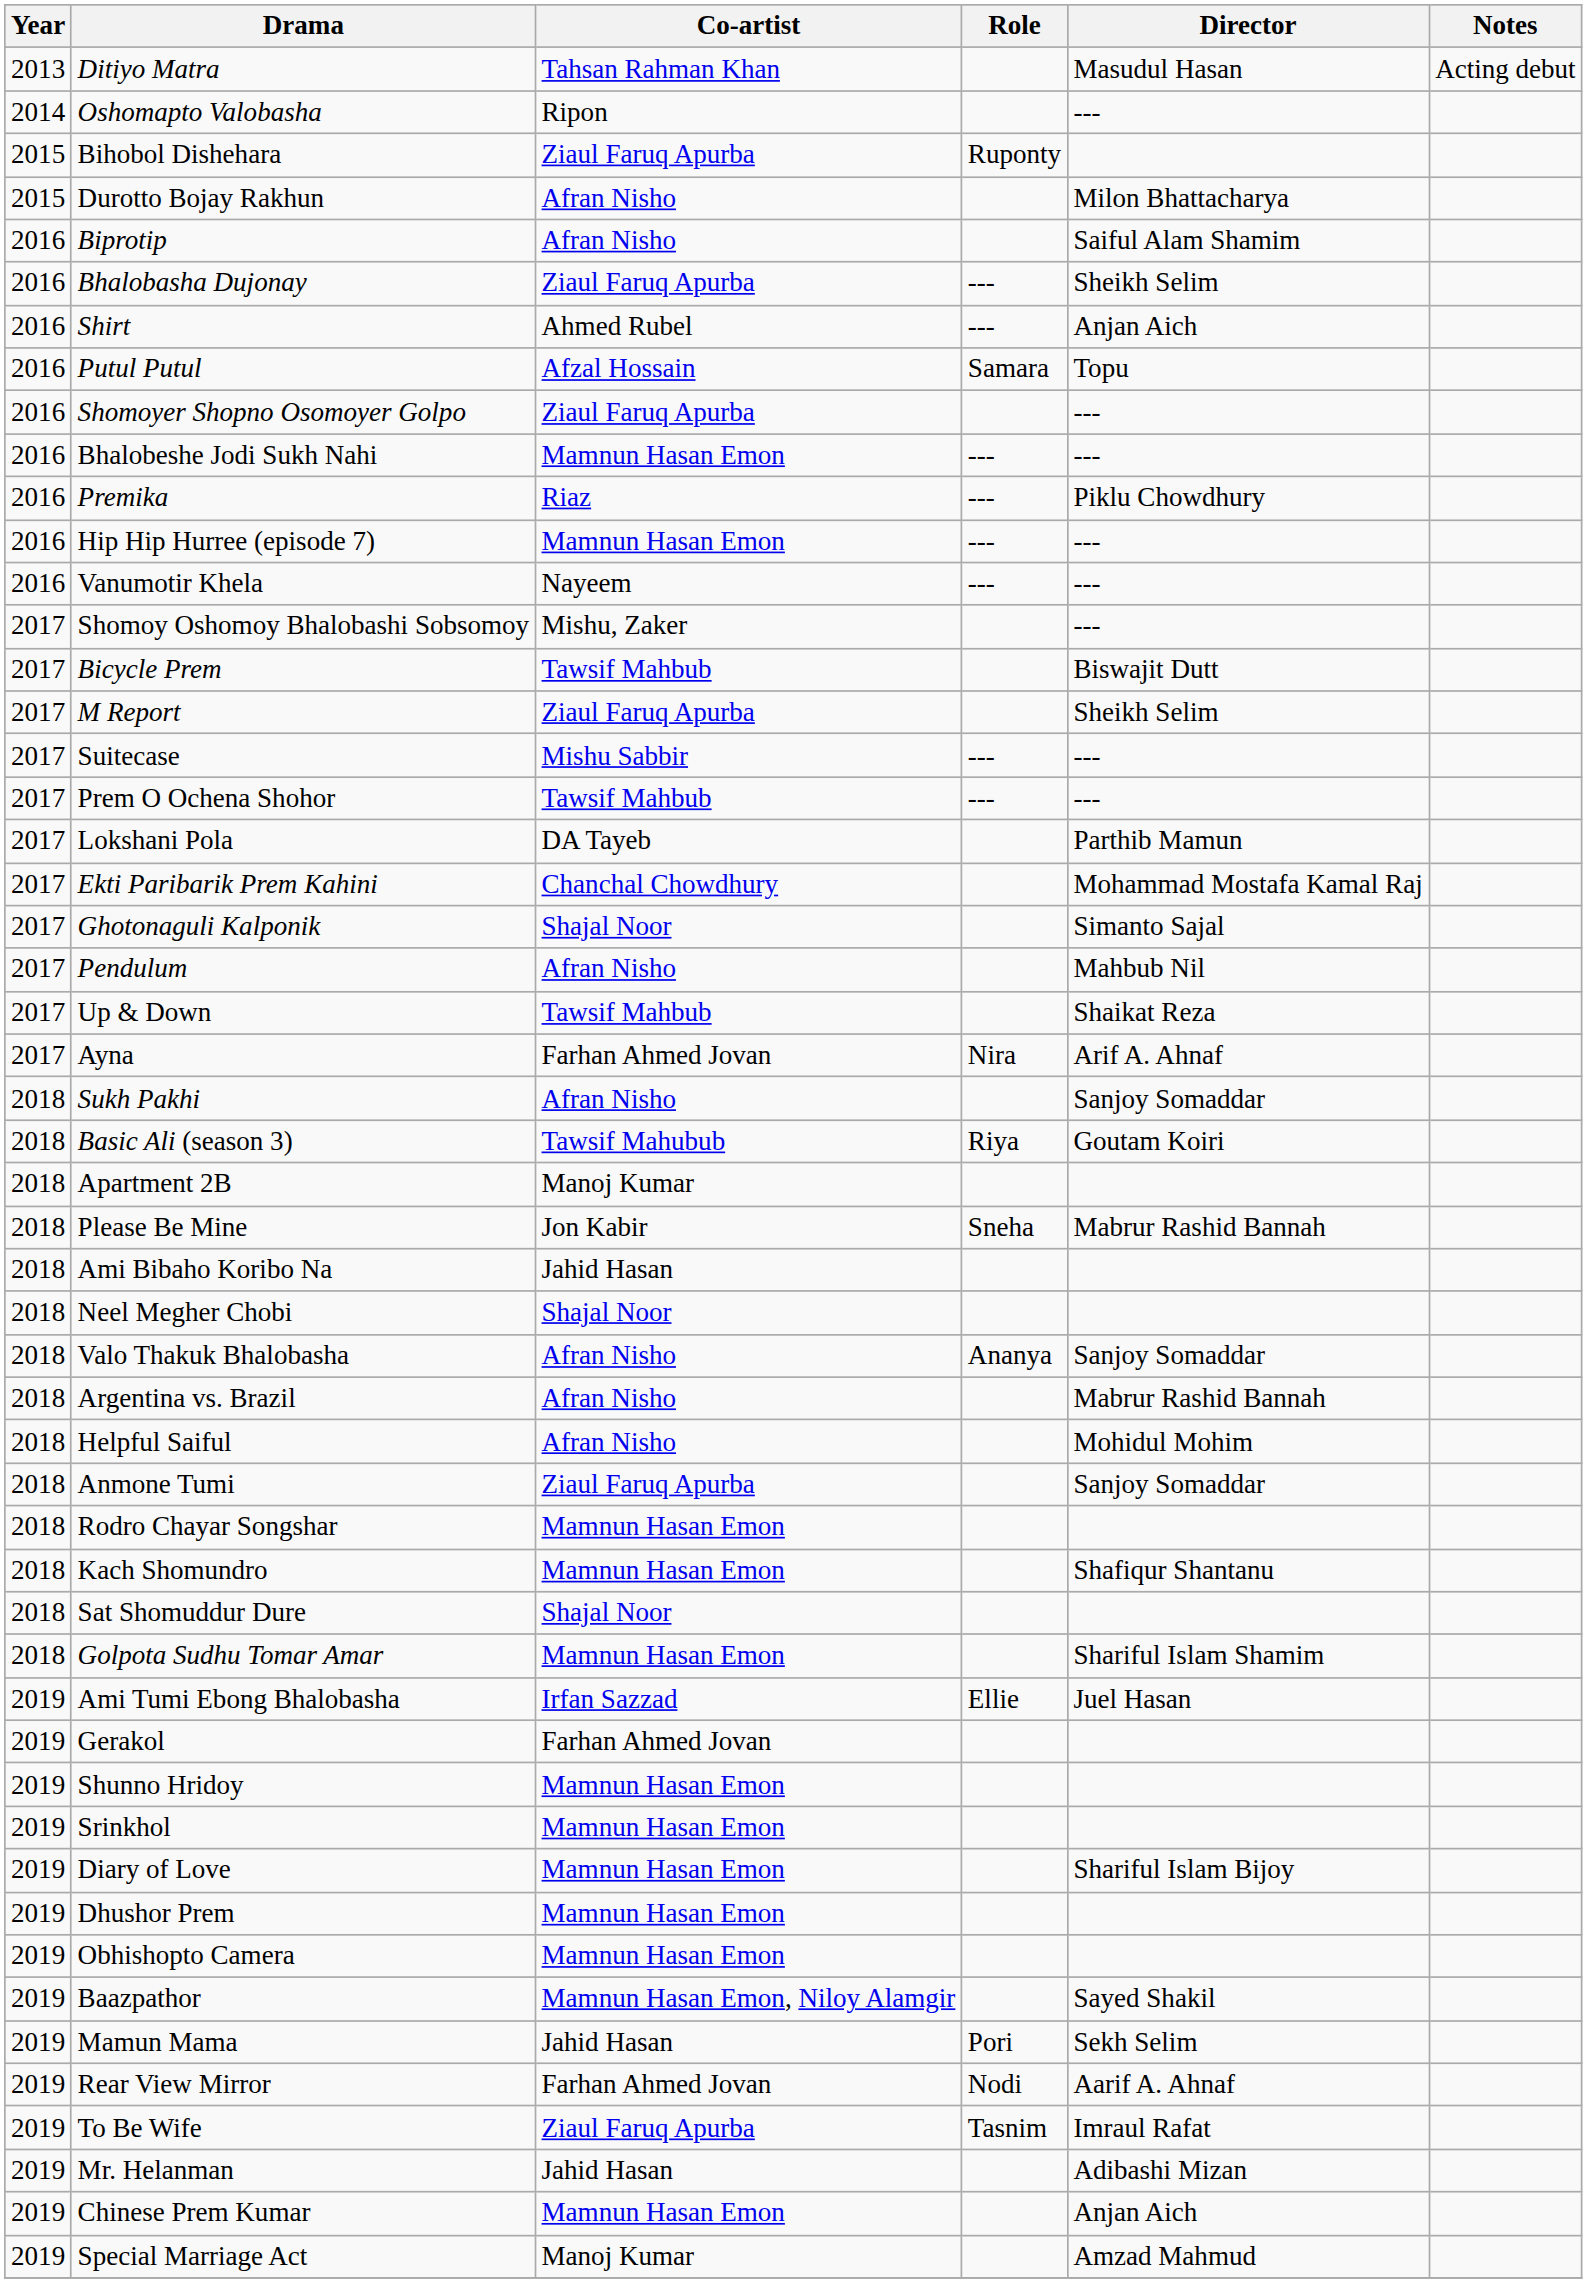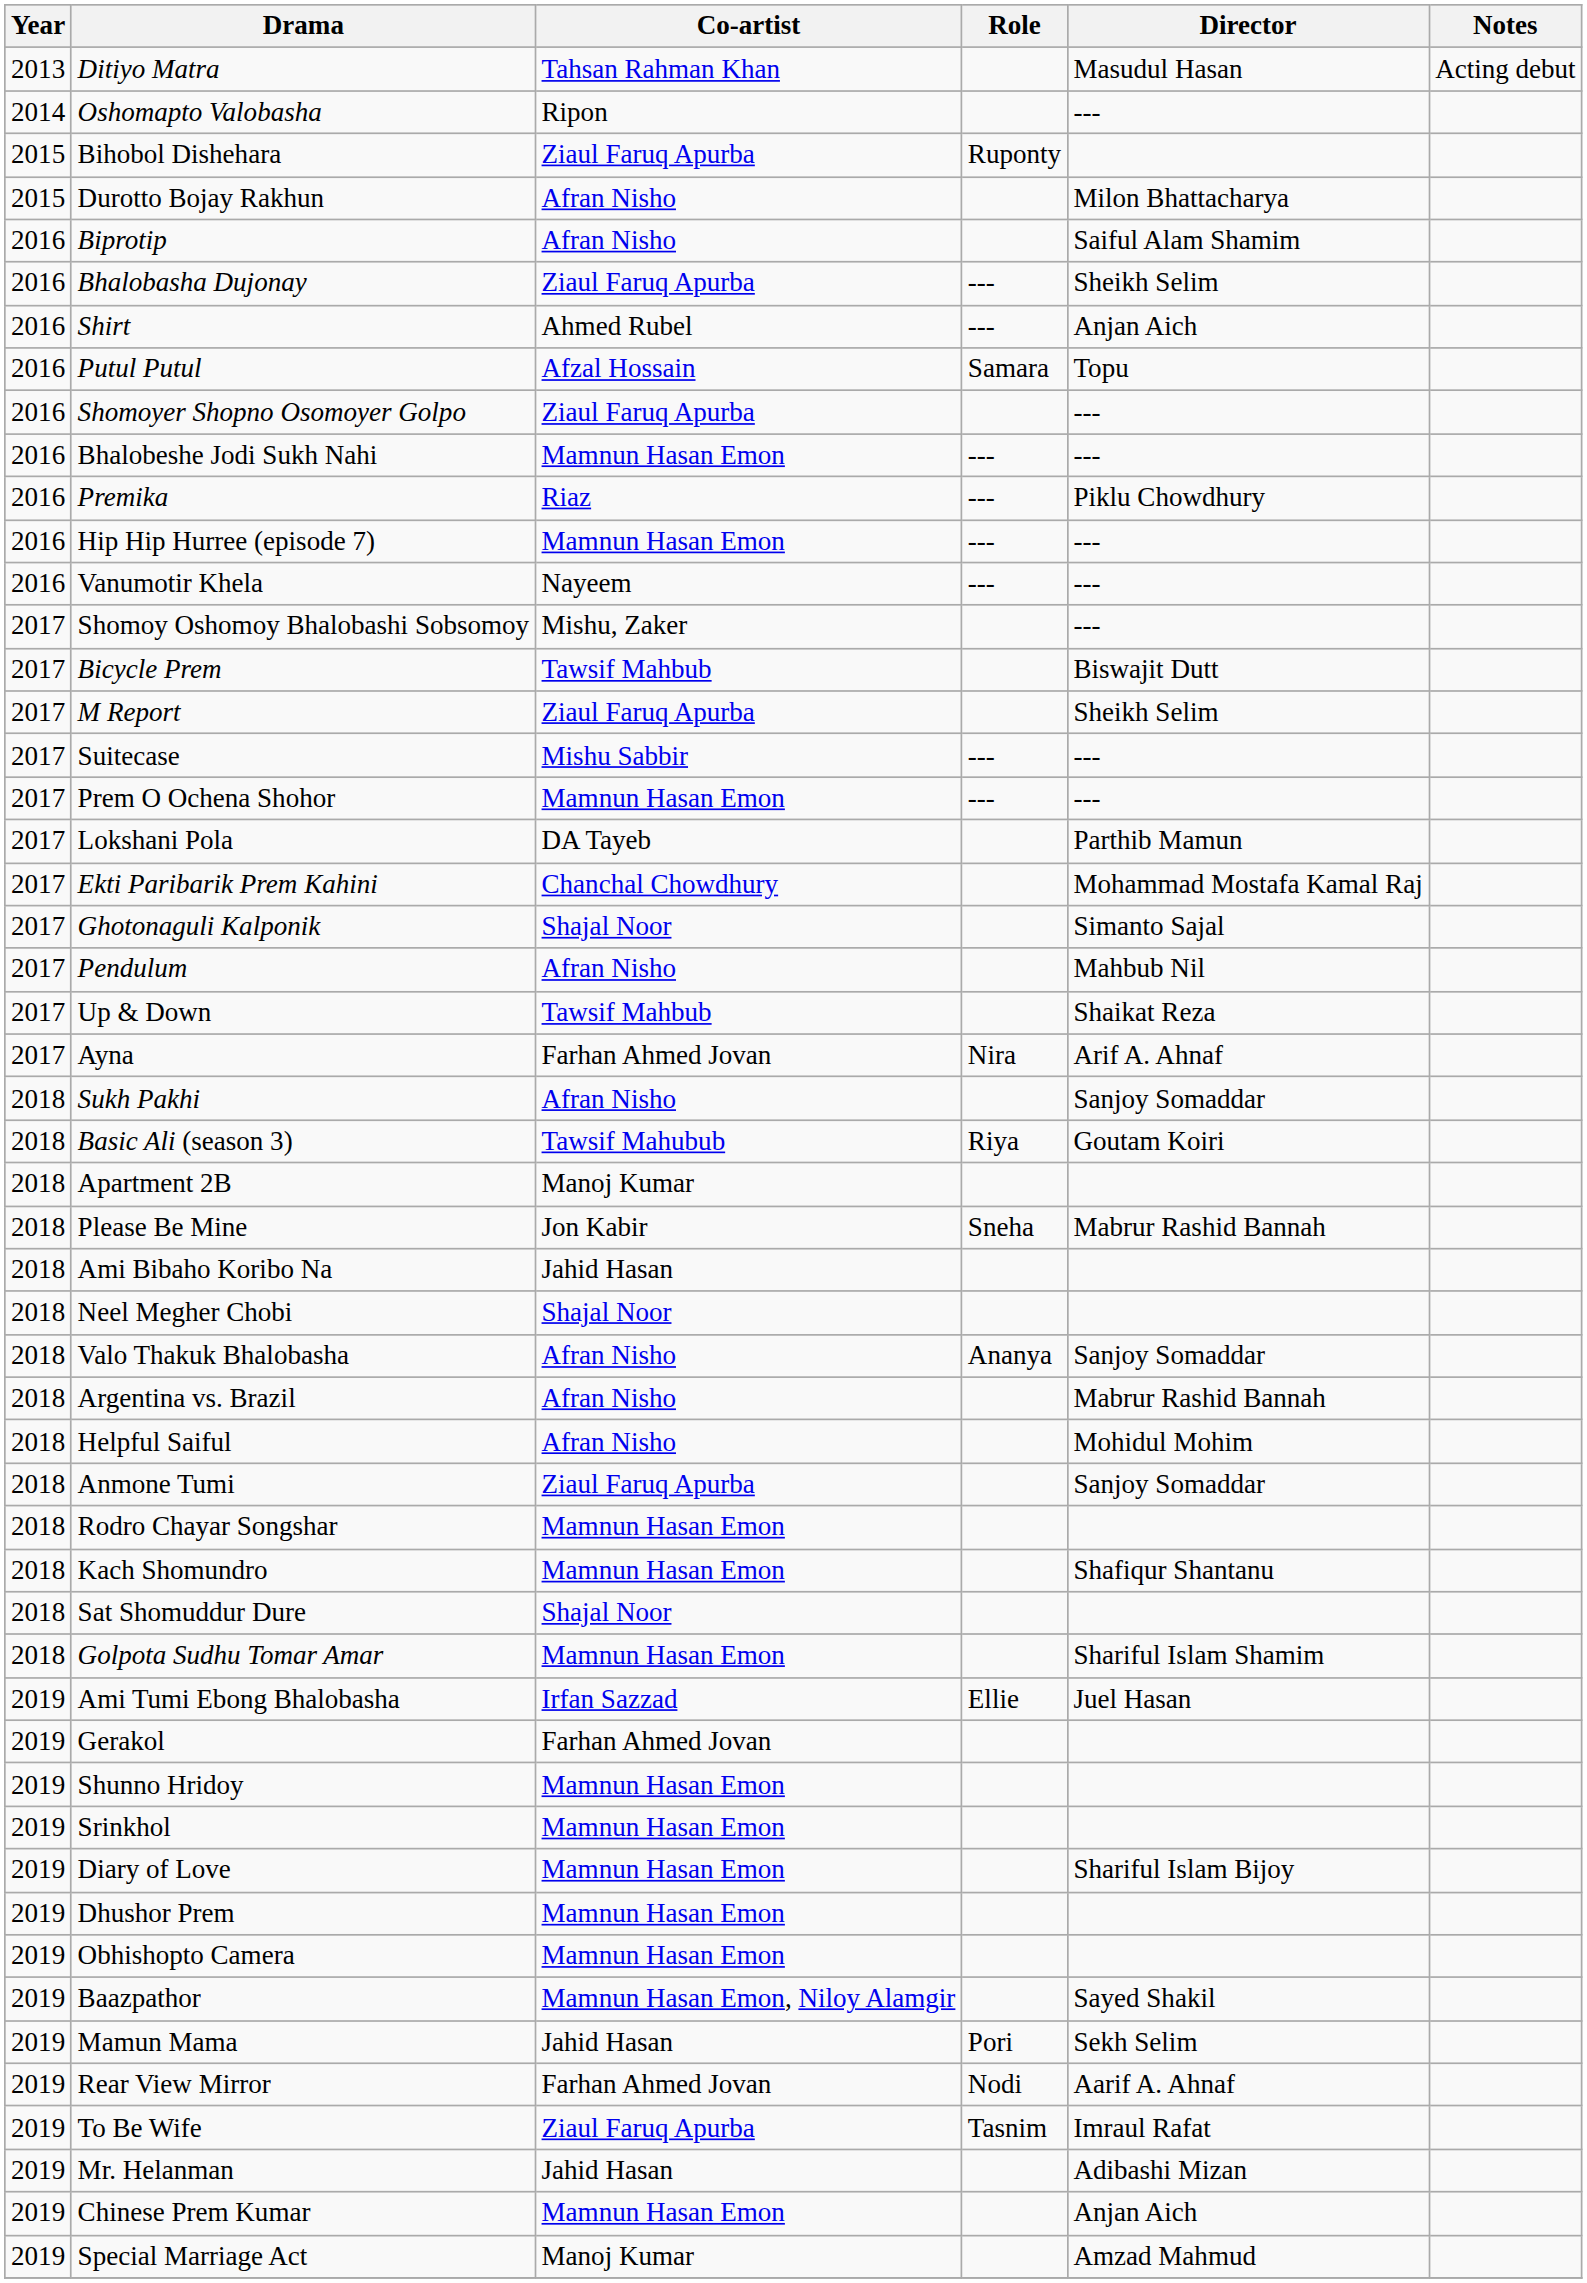(627, 797) Tawsif Mahbub -> (663, 797) Mamnun Hasan Emon
